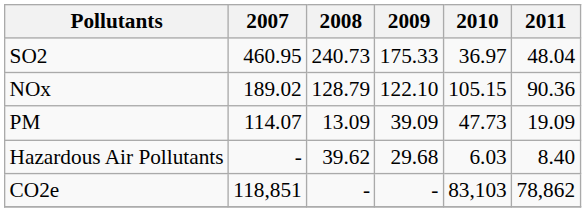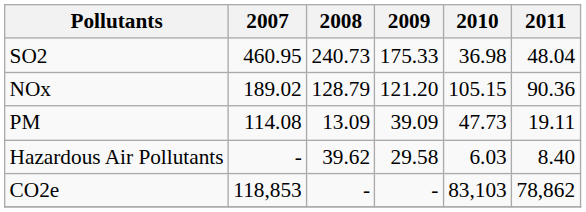(483, 55) 36.97 -> (483, 55) 36.98
(409, 88) 122.10 -> (409, 88) 121.20
(273, 122) 114.07 -> (273, 122) 114.08
(551, 122) 19.09 -> (551, 122) 19.11
(414, 156) 29.68 -> (414, 156) 29.58
(268, 190) 118,851 -> (268, 190) 118,853
